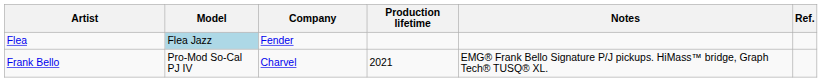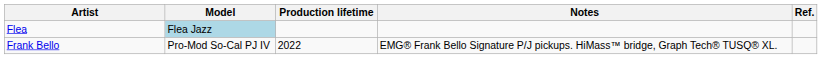- column: (313, 18)
(381, 63) 2021 -> (289, 45) 2022
